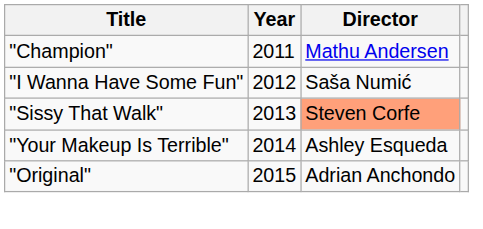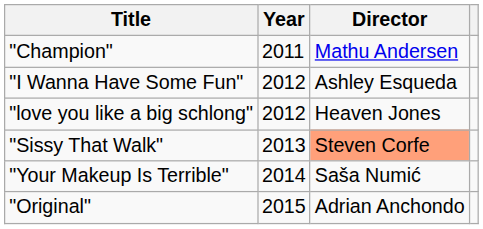(358, 82) Saša Numić -> (386, 82) Ashley Esqueda
+ row: (131, 113)
(376, 144) Ashley Esqueda -> (368, 176) Saša Numić
